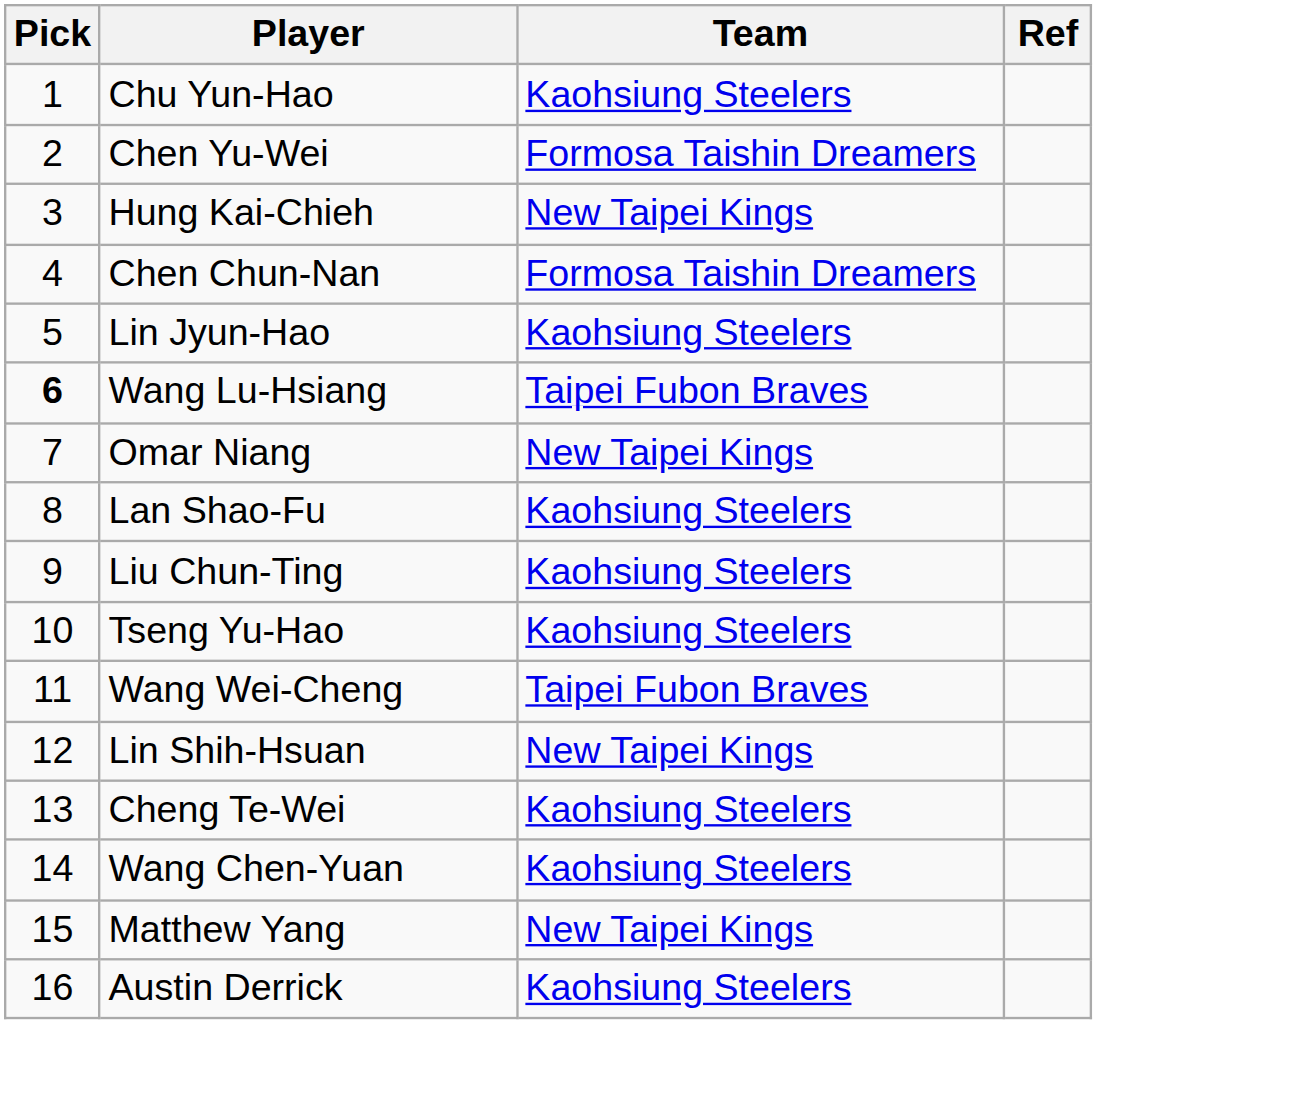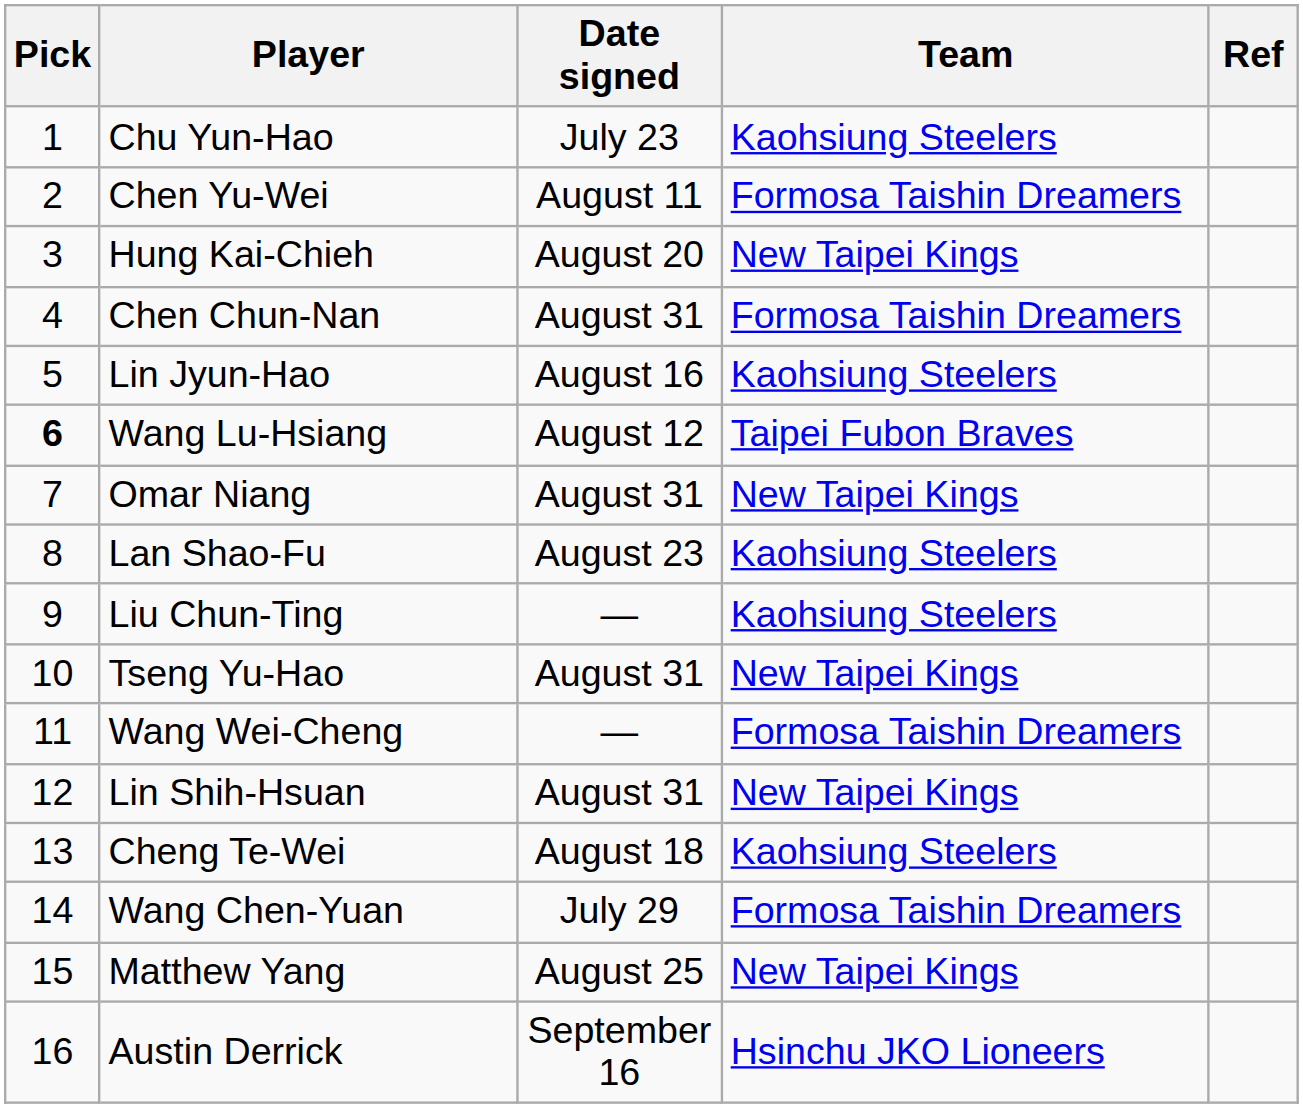+ column: (619, 55)
(688, 630) Kaohsiung Steelers -> (875, 672) New Taipei Kings
(697, 690) Taipei Fubon Braves -> (956, 732) Formosa Taishin Dreamers
(688, 869) Kaohsiung Steelers -> (956, 911) Formosa Taishin Dreamers
(688, 988) Kaohsiung Steelers -> (918, 1051) Hsinchu JKO Lioneers
